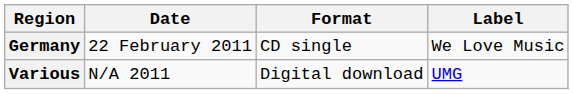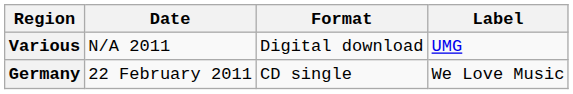rows swapped: (44, 46) <-> (44, 74)
